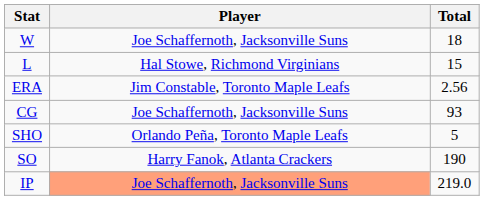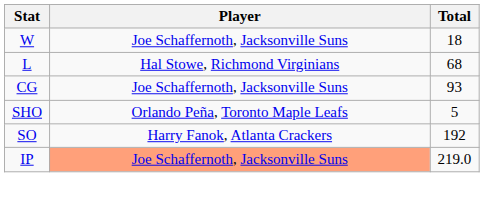(454, 64) 15 -> (454, 64) 68
- row: (27, 87)
(454, 159) 190 -> (454, 135) 192
